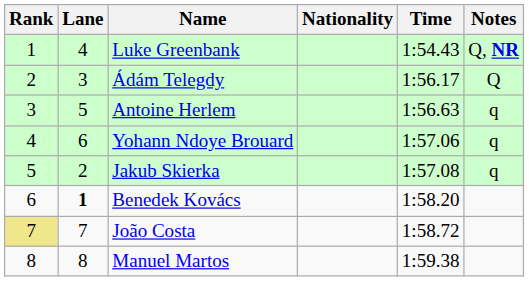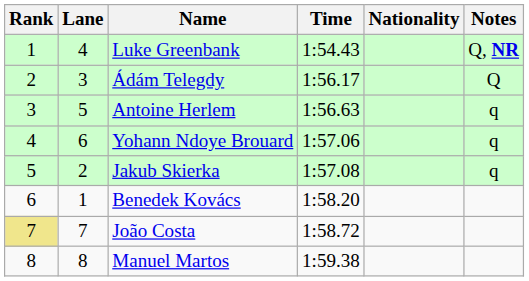columns swapped: (348, 19) <-> (431, 19)
(83, 200) bold -> (83, 200) normal
